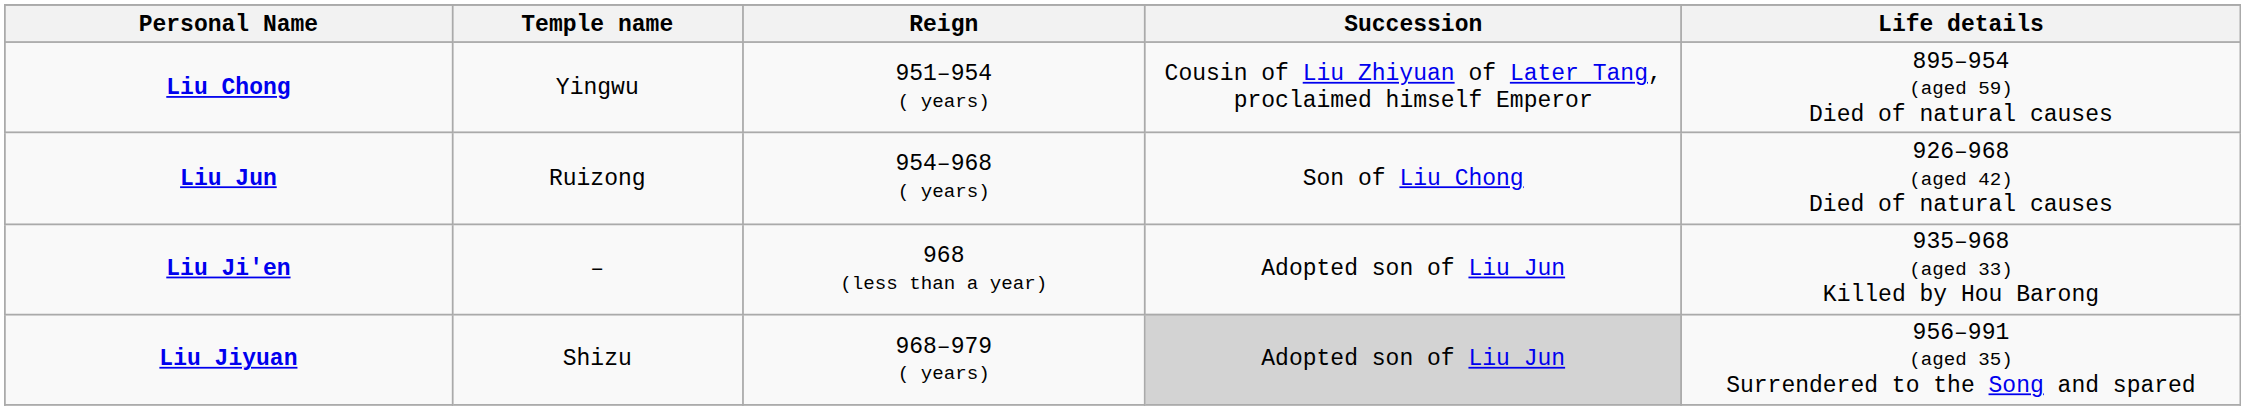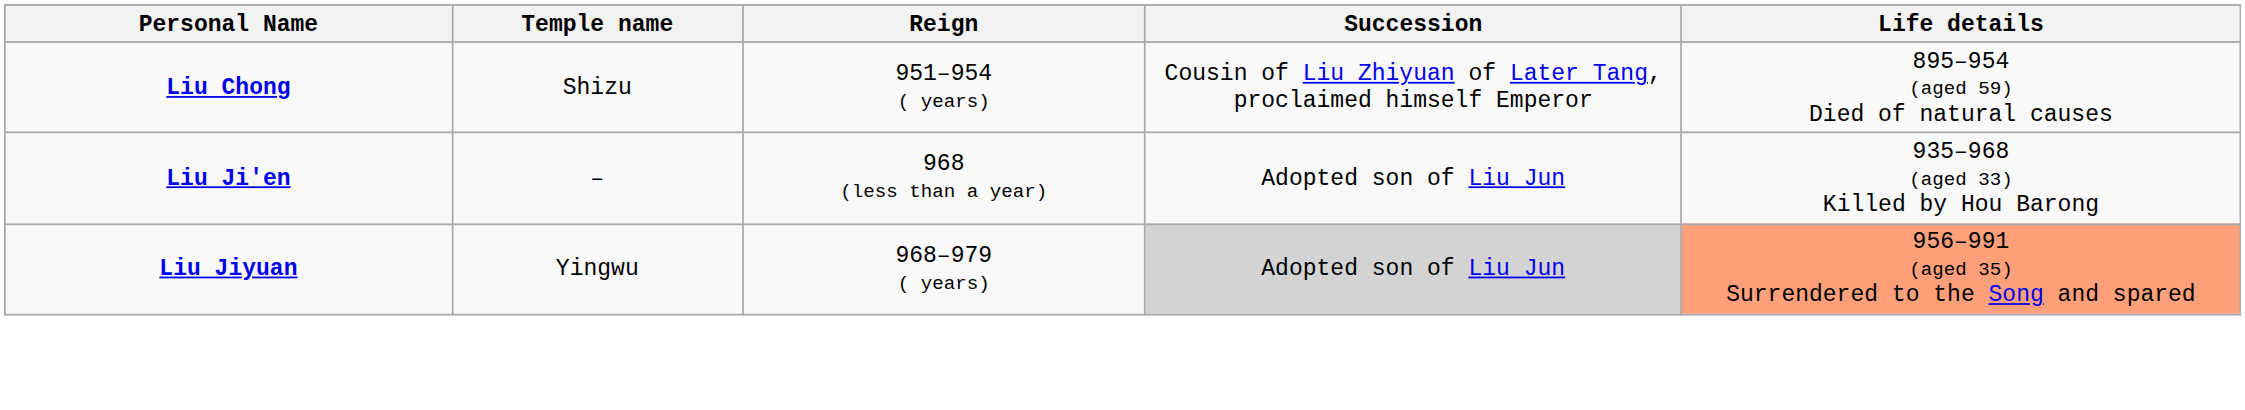(597, 88) Yingwu -> (597, 88) Shizu
- row: (228, 178)
(597, 359) Shizu -> (597, 269) Yingwu
(1961, 359) no background -> (1961, 269) lightsalmon background
